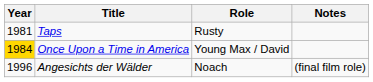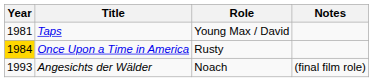(209, 31) Rusty -> (242, 31) Young Max / David
(242, 49) Young Max / David -> (209, 49) Rusty
(20, 67) 1996 -> (20, 67) 1993
